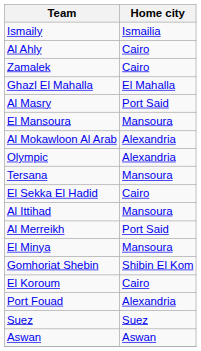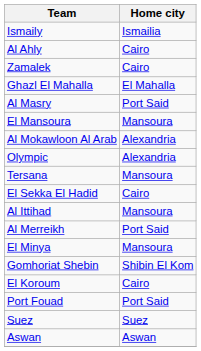(149, 301) Alexandria -> (145, 301) Port Said
